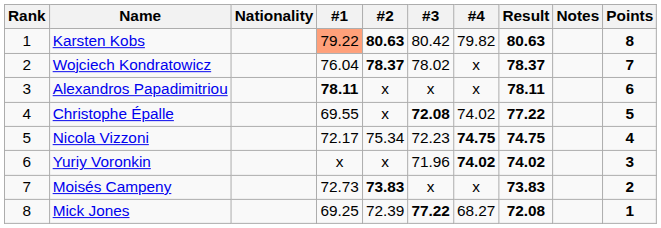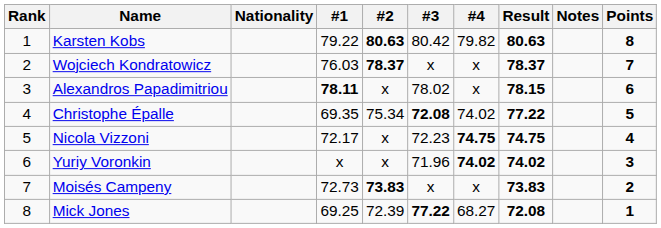(340, 41) lightsalmon background -> (340, 41) no background
(340, 65) 76.04 -> (340, 65) 76.03
(431, 65) 78.02 -> (431, 65) x
(431, 89) x -> (431, 89) 78.02
(526, 89) 78.11 -> (526, 89) 78.15
(340, 114) 69.55 -> (340, 114) 69.35
(385, 114) x -> (385, 114) 75.34
(385, 138) 75.34 -> (385, 138) x
